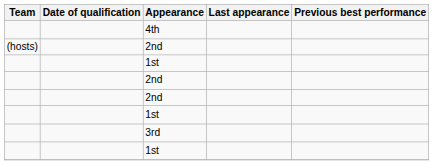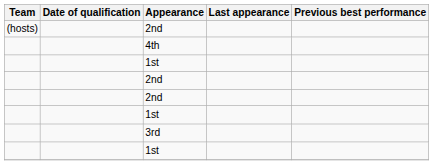rows swapped: (22, 47) <-> (22, 30)
